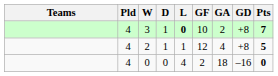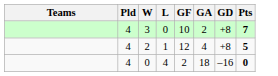- column: (165, 12)
(183, 29) bold -> (165, 29) normal
